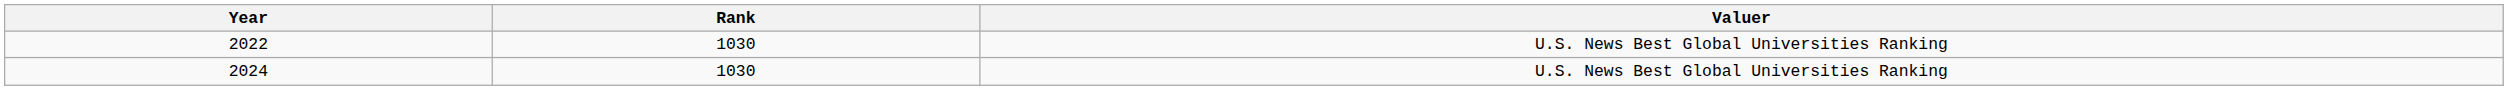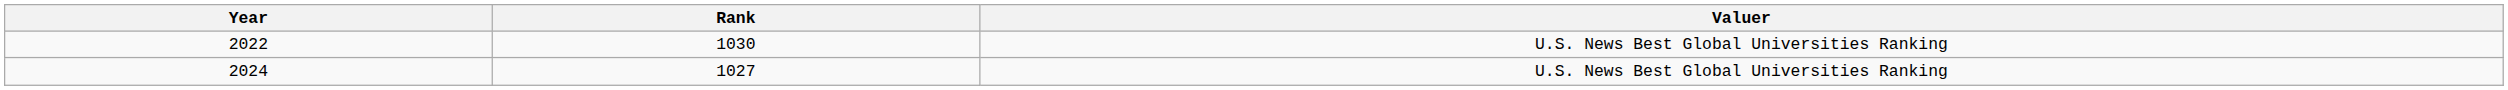(736, 71) 1030 -> (736, 71) 1027
